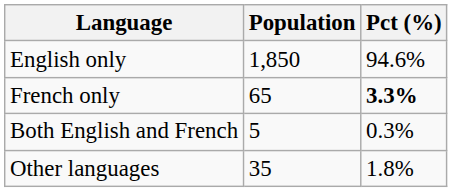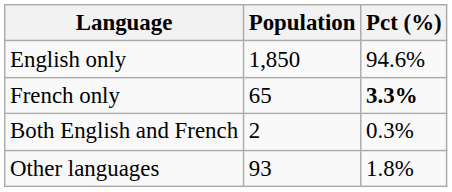(254, 131) 5 -> (254, 131) 2
(260, 167) 35 -> (260, 167) 93
